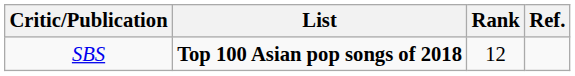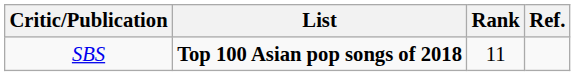(496, 53) 12 -> (496, 53) 11
